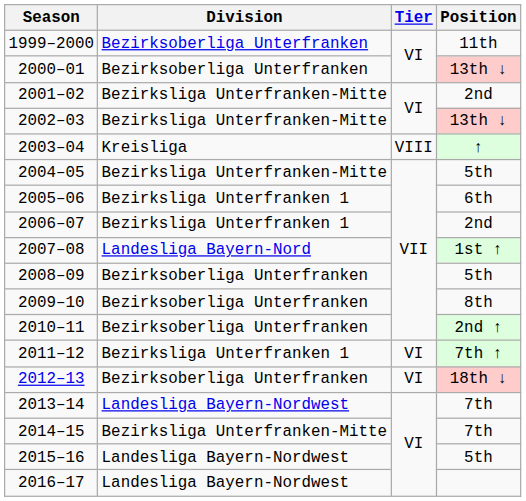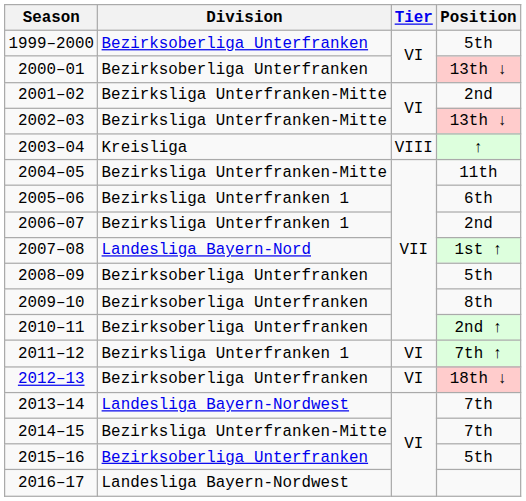(478, 43) 11th -> (478, 43) 5th
(478, 173) 5th -> (478, 173) 11th
(225, 457) Landesliga Bayern-Nordwest -> (235, 457) Bezirksoberliga Unterfranken
